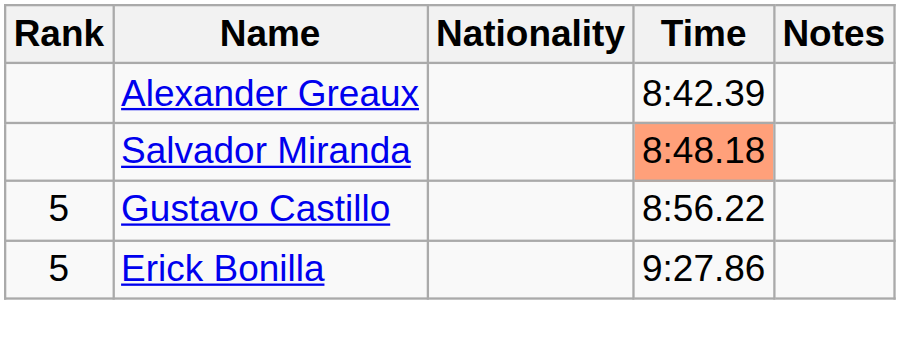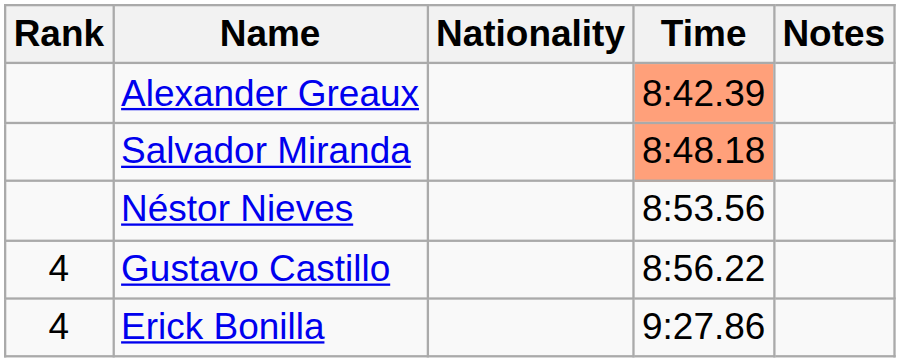(704, 92) no background -> (704, 92) lightsalmon background
+ row: (237, 209)
(59, 209) 5 -> (59, 268) 4
(59, 268) 5 -> (59, 326) 4
